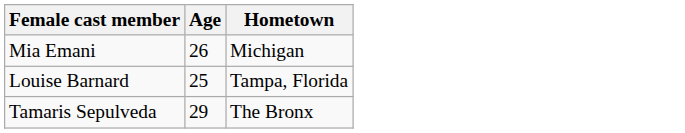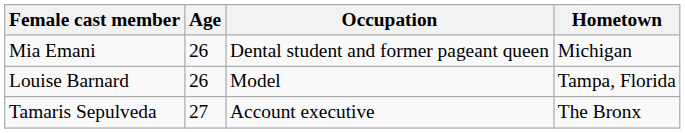+ column: (389, 19)
(199, 81) 25 -> (199, 81) 26
(199, 111) 29 -> (199, 111) 27
